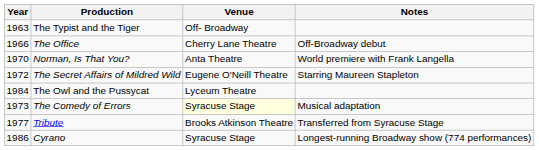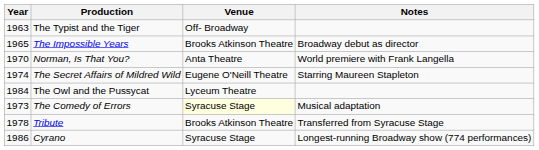+ row: (81, 43)
- row: (56, 43)
(18, 75) 1972 -> (18, 75) 1974
(18, 122) 1977 -> (18, 122) 1978
